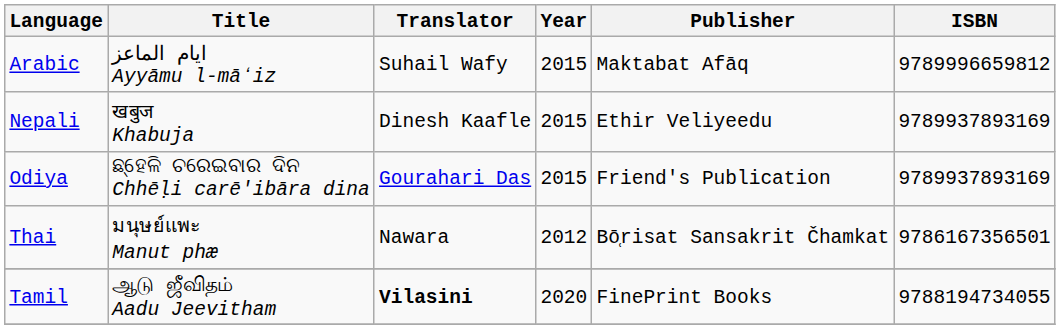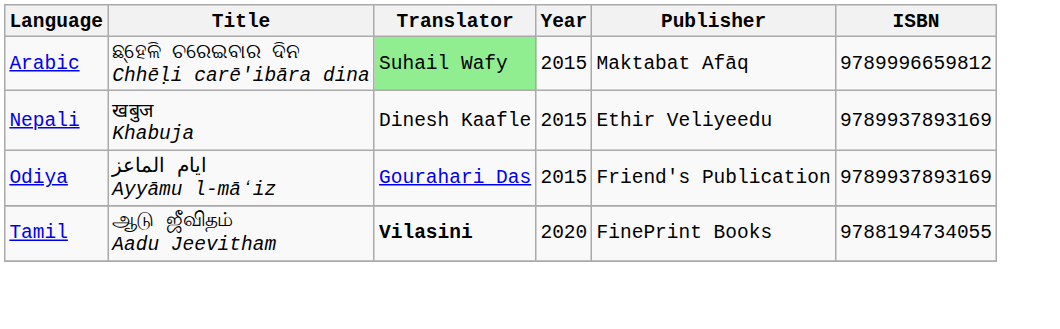(194, 65) ايام الماعز Ayyāmu l-māʻiz -> (241, 64) ଛ୍ହେଳି ଚରେଇବାର ଦିନ Chhēḷi carē'ibāra dina
(443, 64) no background -> (443, 64) lightgreen background
(241, 178) ଛ୍ହେଳି ଚରେଇବାର ଦିନ Chhēḷi carē'ibāra dina -> (194, 178) ايام الماعز Ayyāmu l-māʻiz
- row: (33, 237)
